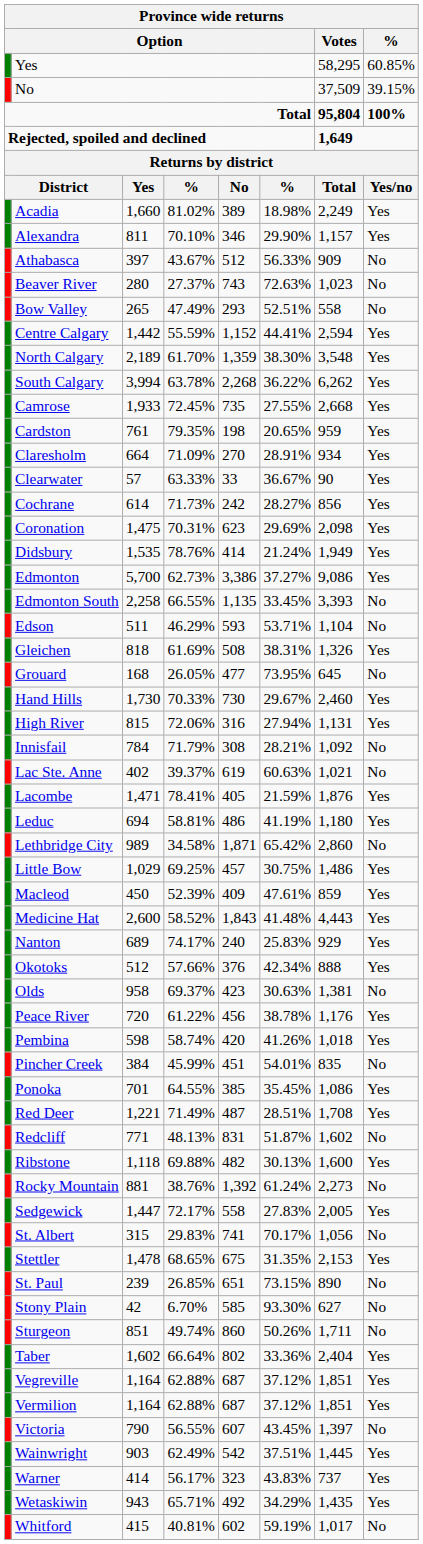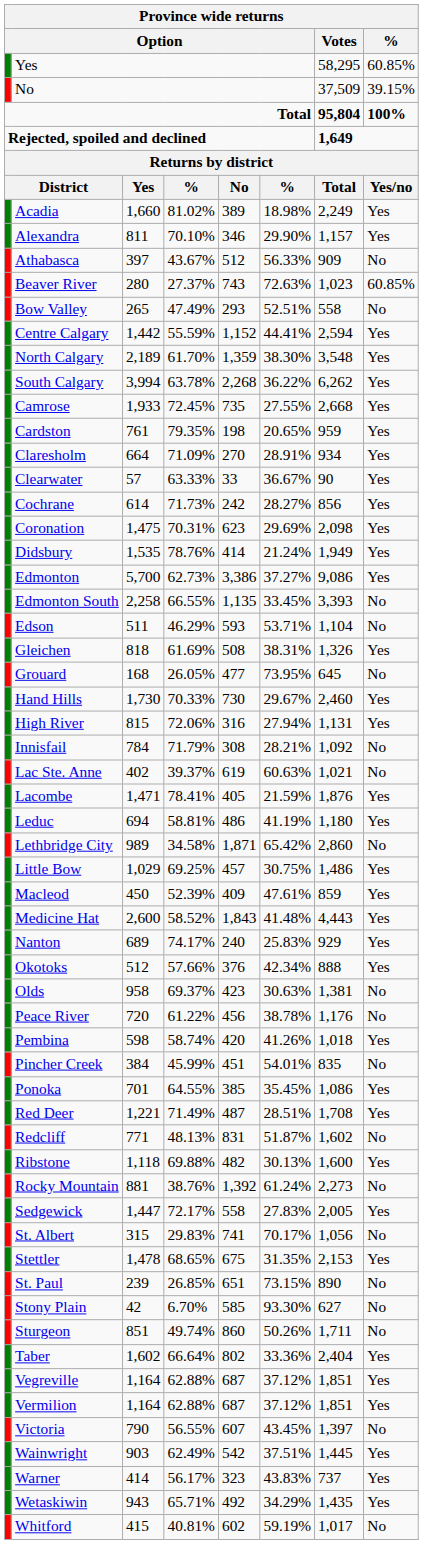(377, 284) No -> (391, 284) 60.85%
(379, 1015) Yes -> (377, 1015) No
